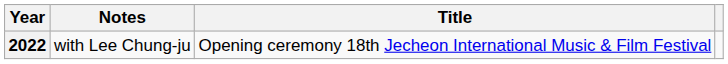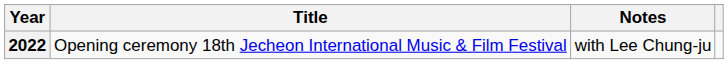columns swapped: (455, 17) <-> (122, 17)
